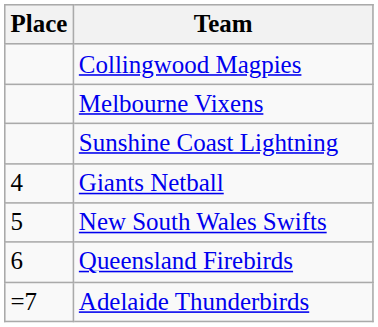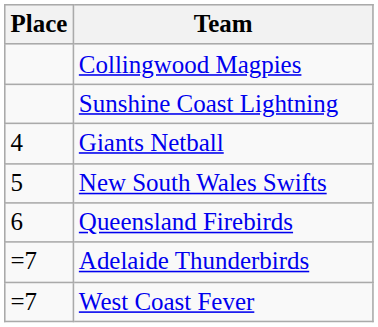- row: (171, 103)
+ row: (167, 301)
